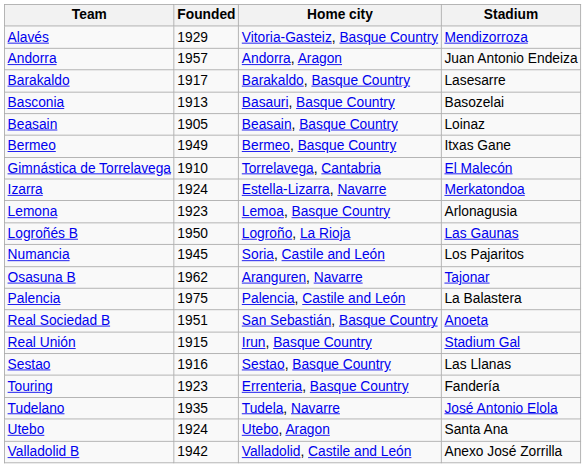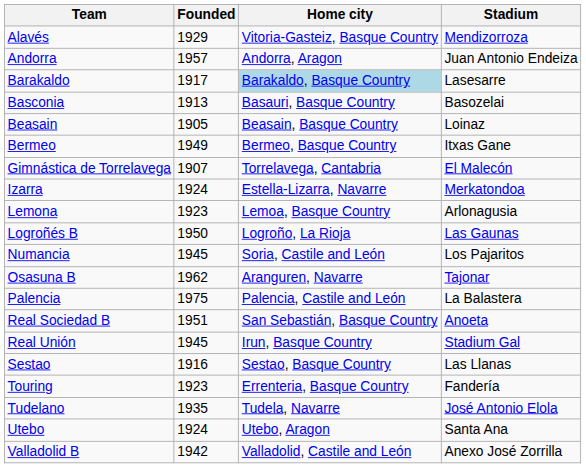(326, 80) no background -> (326, 80) lightblue background
(193, 168) 1910 -> (193, 168) 1907
(193, 342) 1915 -> (193, 342) 1945
